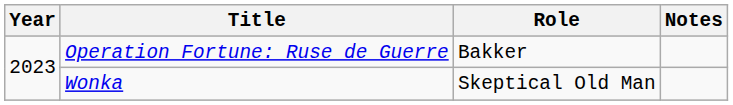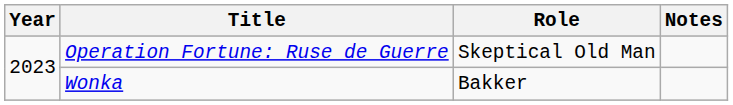(493, 52) Bakker -> (557, 52) Skeptical Old Man
(557, 84) Skeptical Old Man -> (493, 84) Bakker
